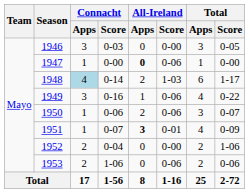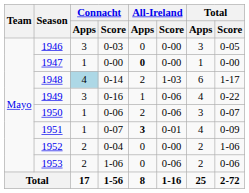(172, 63) 0-06 -> (172, 63) 0-00
